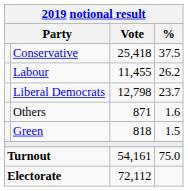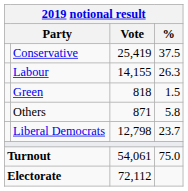(135, 53) 25,418 -> (135, 53) 25,419
(135, 72) 11,455 -> (135, 72) 14,155
(170, 72) 26.2 -> (170, 72) 26.3
rows swapped: (59, 92) <-> (28, 131)
(173, 111) 1.6 -> (173, 111) 5.8
(135, 156) 54,161 -> (135, 156) 54,061
